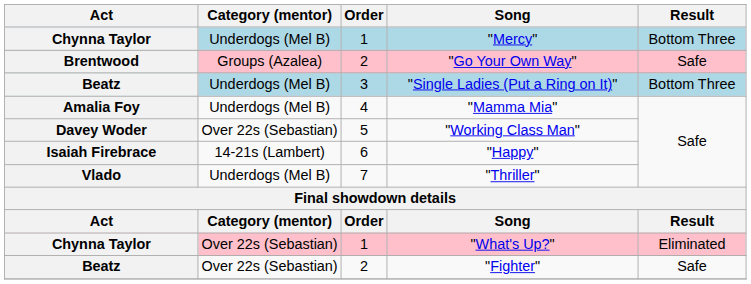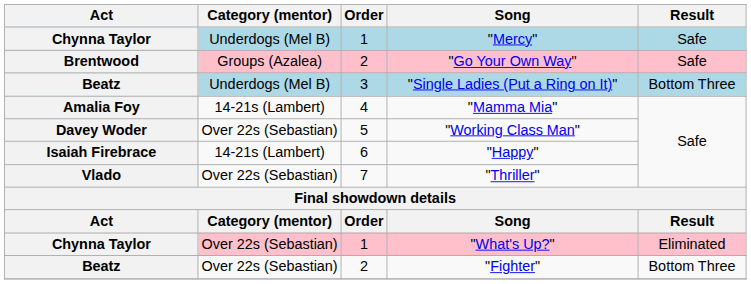(692, 38) Bottom Three -> (692, 38) Safe
(270, 107) Underdogs (Mel B) -> (270, 107) 14-21s (Lambert)
(270, 175) Underdogs (Mel B) -> (270, 175) Over 22s (Sebastian)
(692, 267) Safe -> (692, 267) Bottom Three
